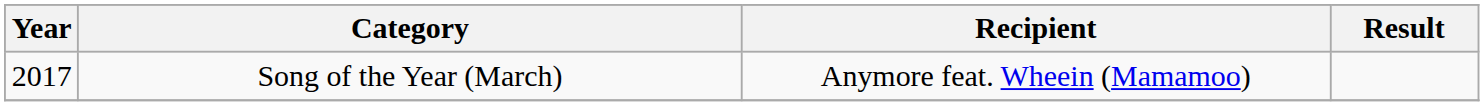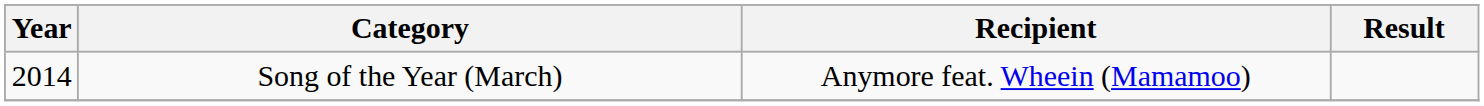(42, 75) 2017 -> (42, 75) 2014
